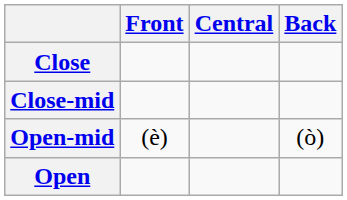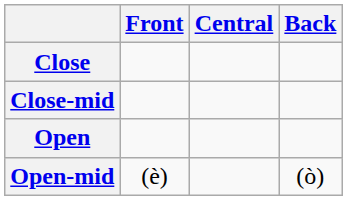rows swapped: (62, 137) <-> (62, 175)
